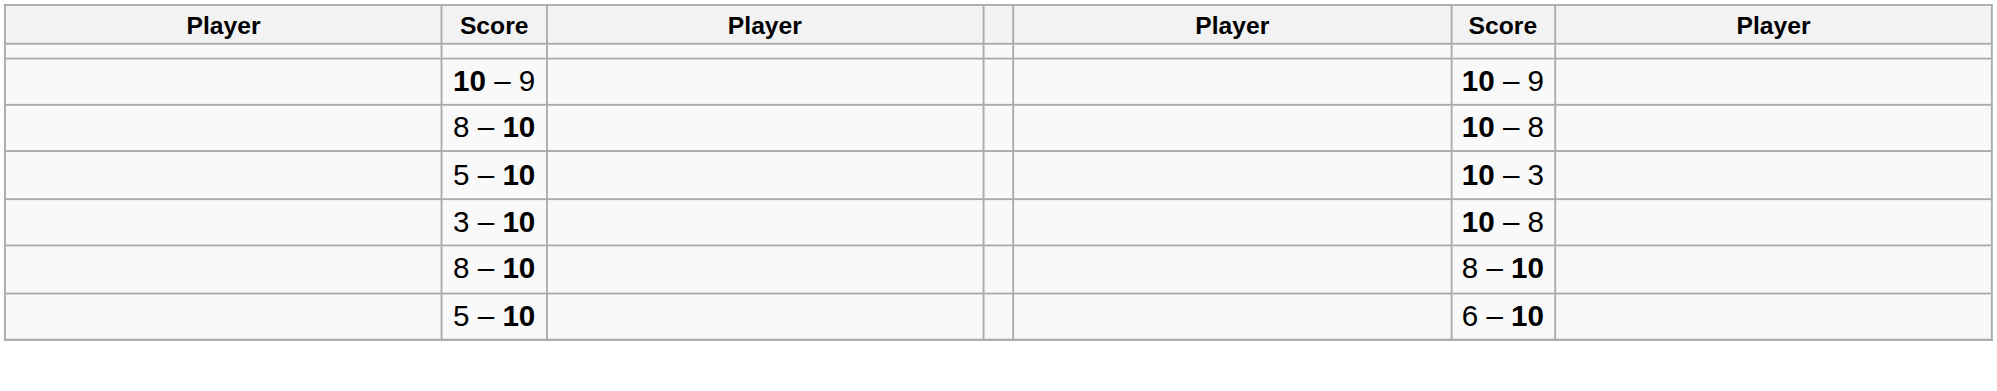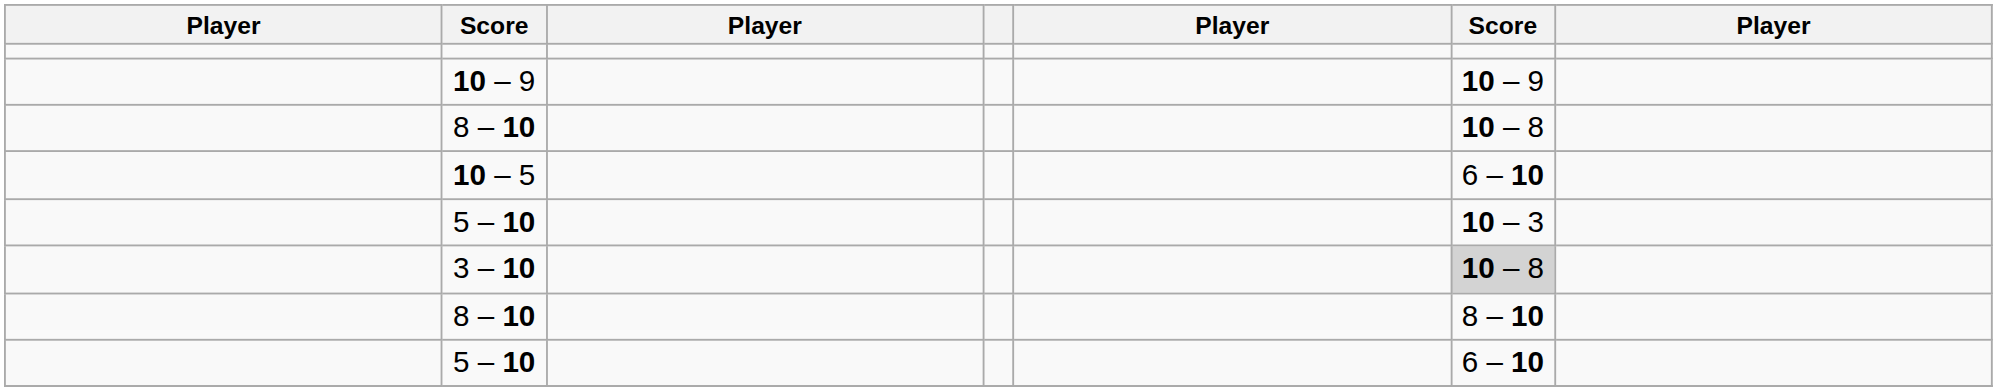+ row: (224, 175)
(1503, 221) no background -> (1503, 268) lightgrey background
